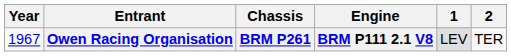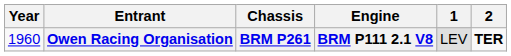(24, 39) 1967 -> (24, 39) 1960
(489, 39) normal -> (489, 39) bold
